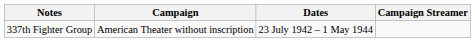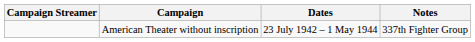columns swapped: (423, 12) <-> (49, 12)
